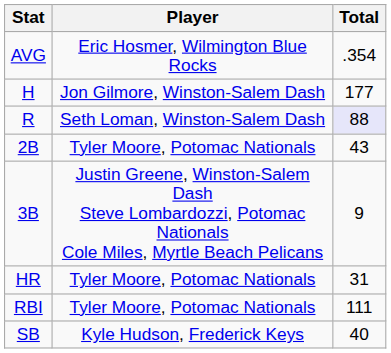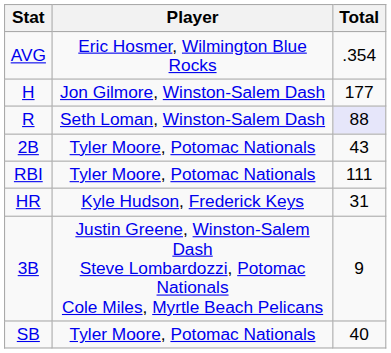rows swapped: (28, 213) <-> (28, 307)
(193, 279) Tyler Moore, Potomac Nationals -> (193, 202) Kyle Hudson, Frederick Keys
(193, 334) Kyle Hudson, Frederick Keys -> (193, 334) Tyler Moore, Potomac Nationals
